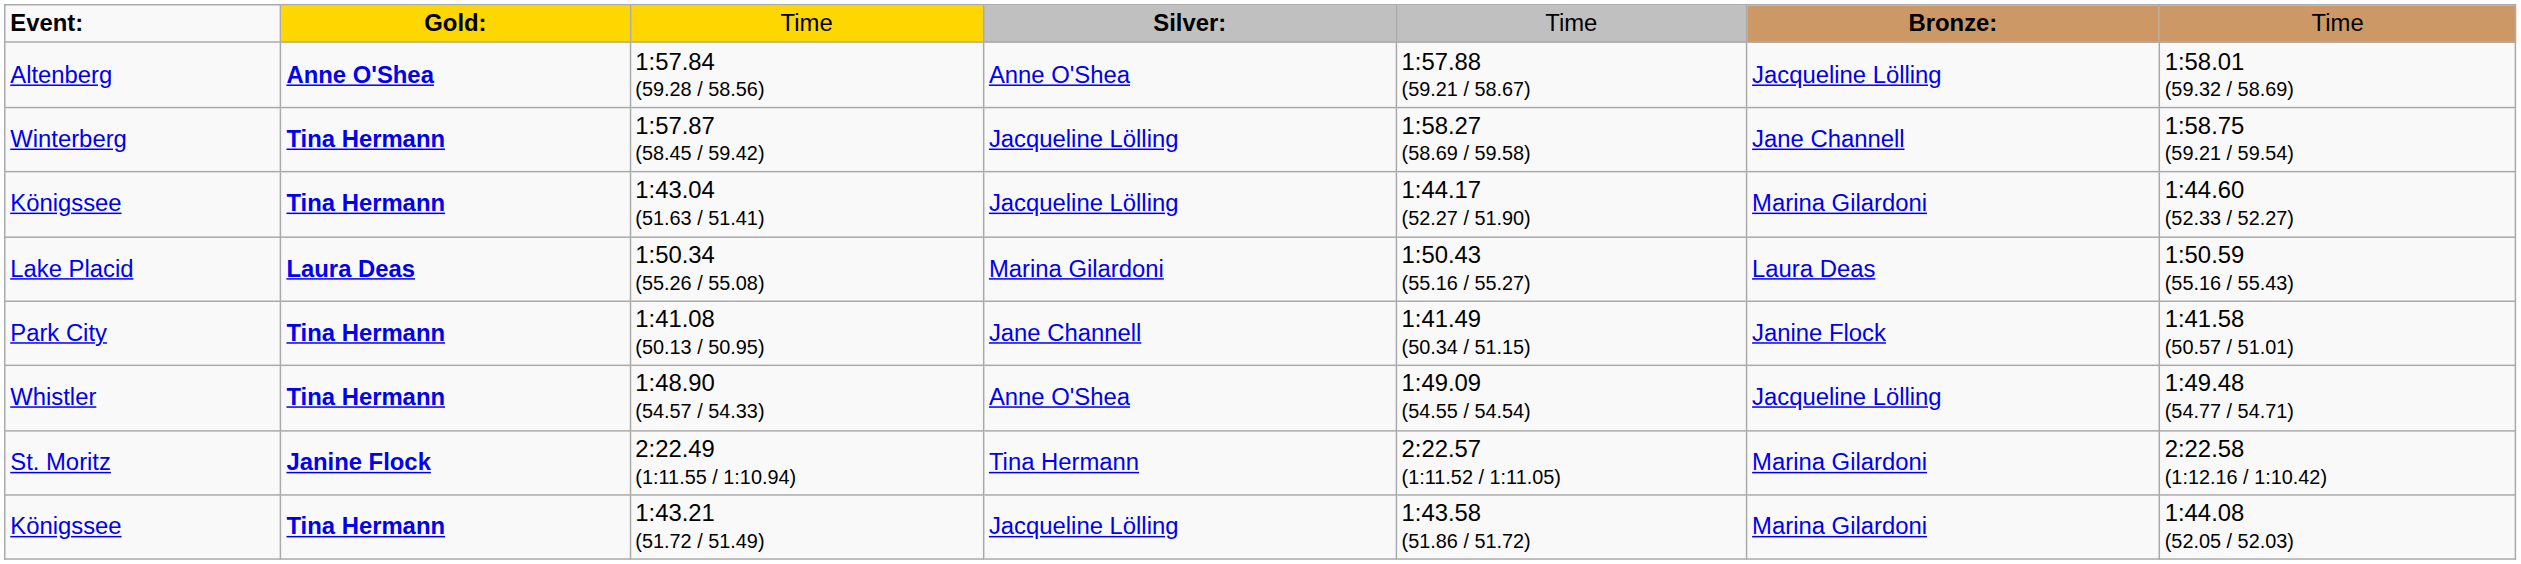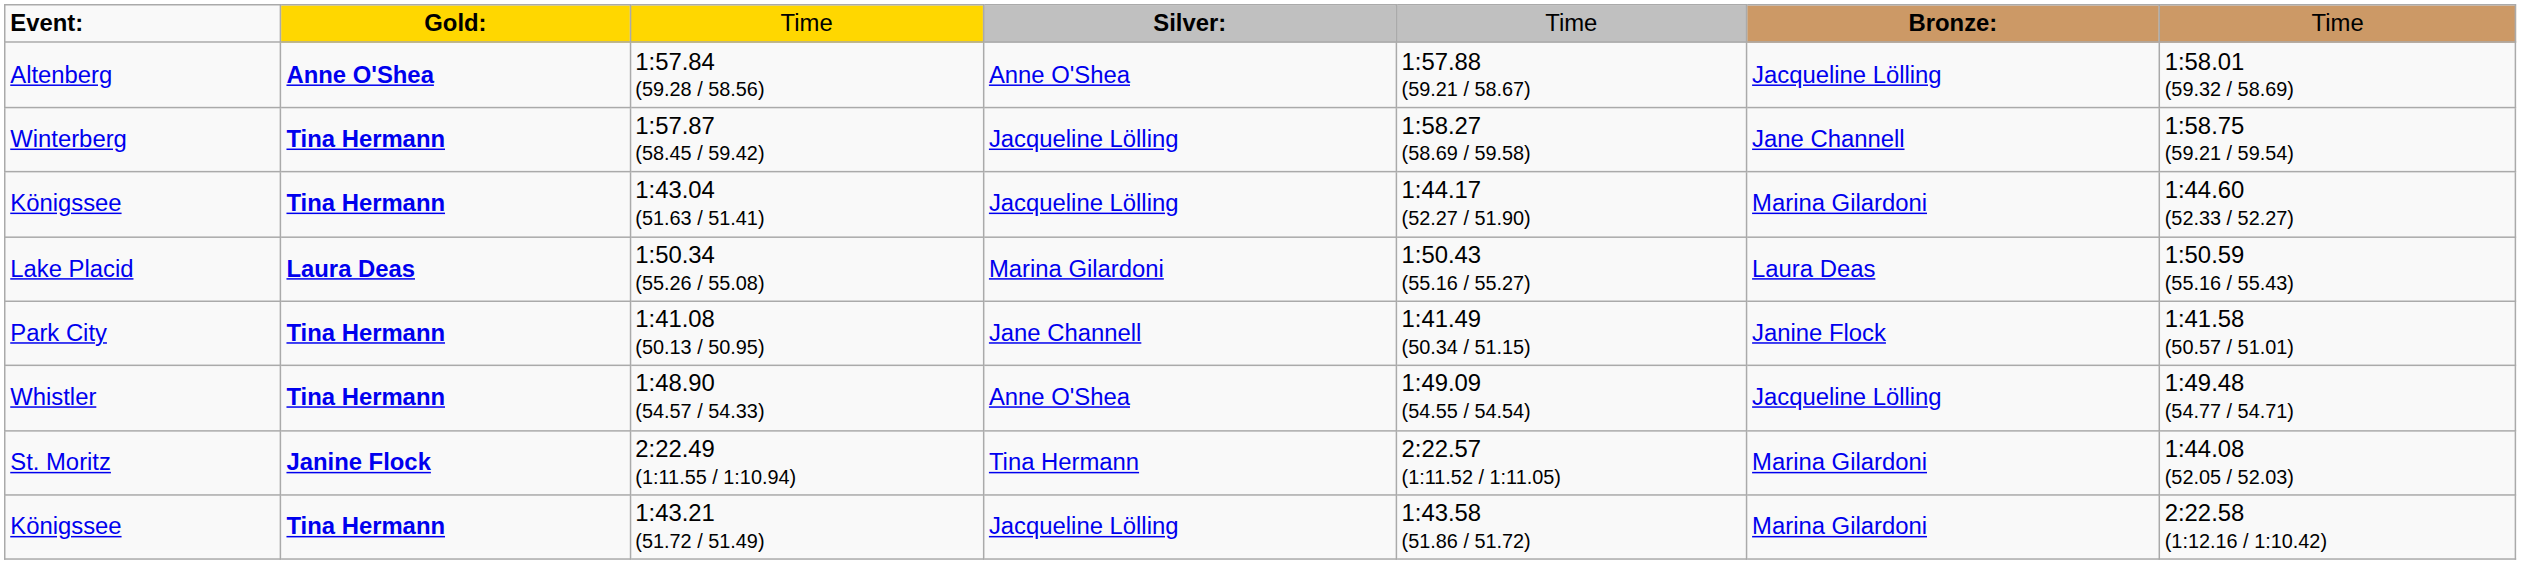(2246, 462) 2:22.58 (1:12.16 / 1:10.42) -> (2229, 462) 1:44.08 (52.05 / 52.03)
(2229, 527) 1:44.08 (52.05 / 52.03) -> (2246, 527) 2:22.58 (1:12.16 / 1:10.42)
